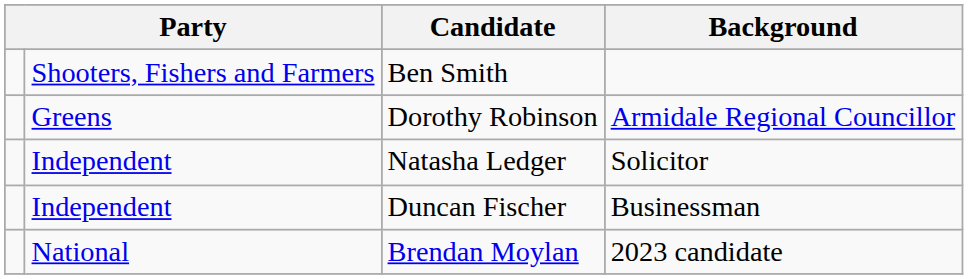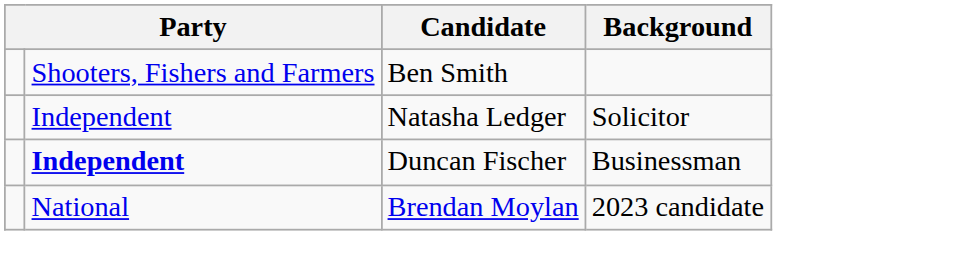- row: (493, 116)
(102, 206) normal -> (108, 161) bold
